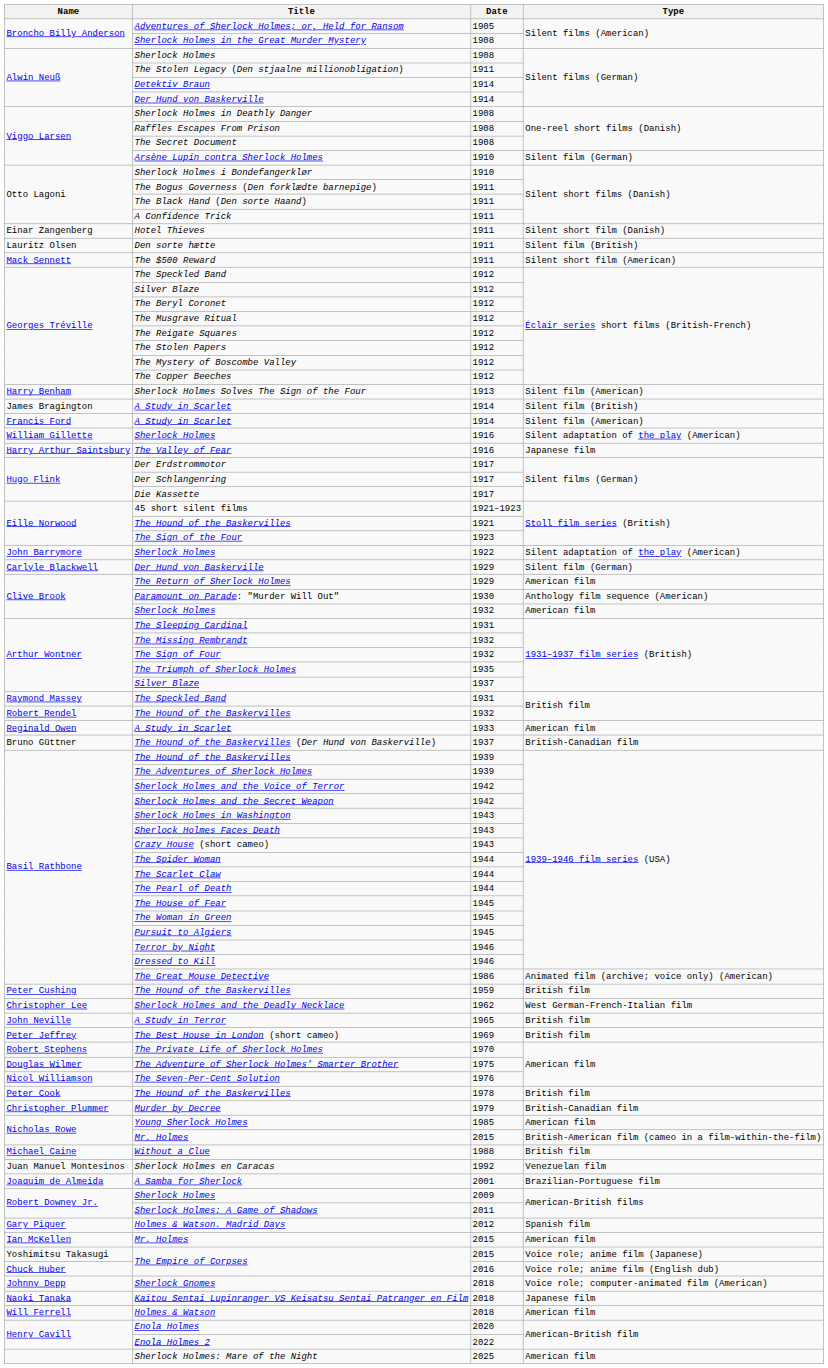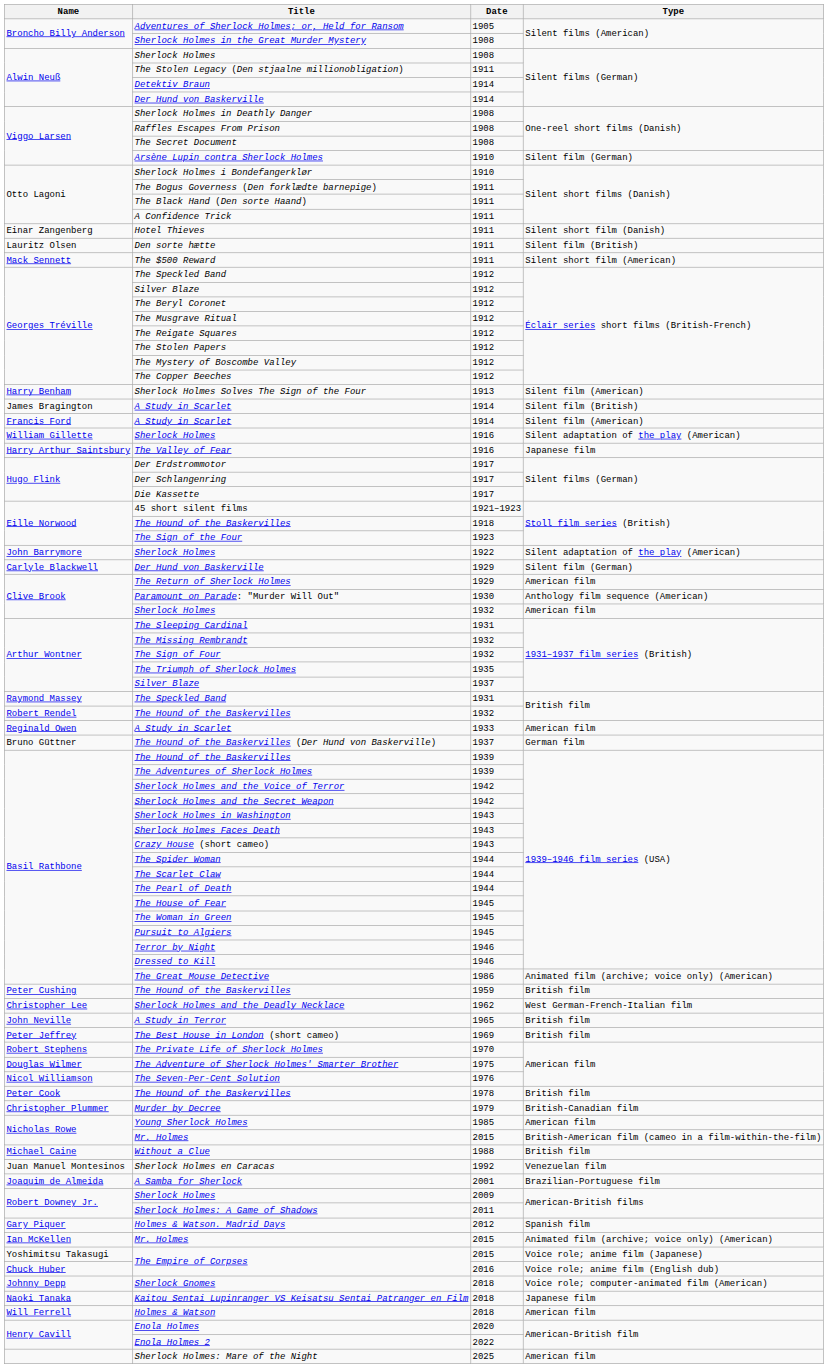(483, 523) 1921 -> (483, 523) 1918
(582, 743) British-Canadian film -> (555, 743) German film
(560, 1240) American film -> (649, 1240) Animated film (archive; voice only) (American)
